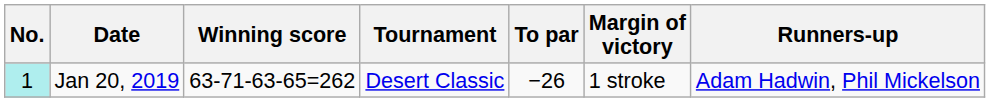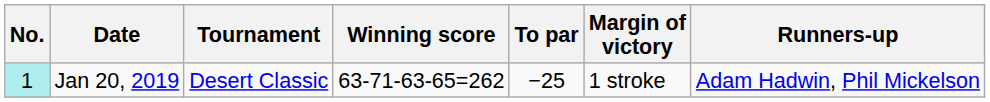columns swapped: (435, 34) <-> (272, 34)
(547, 80) −26 -> (547, 80) −25
